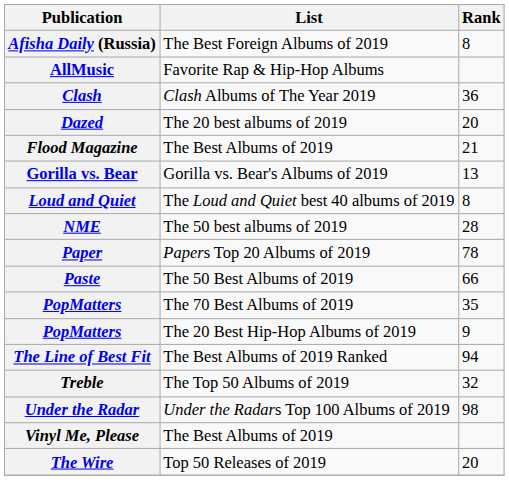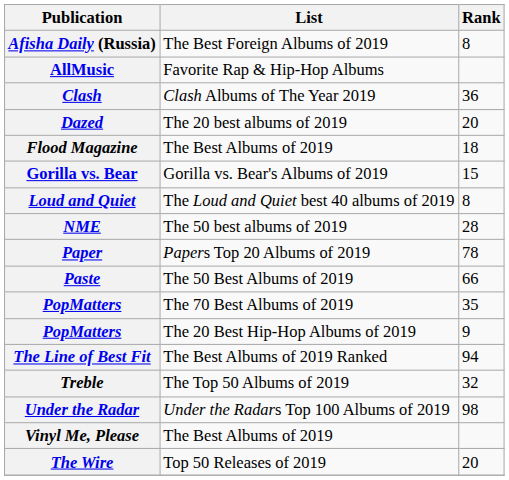(470, 148) 21 -> (470, 148) 18
(470, 174) 13 -> (470, 174) 15
